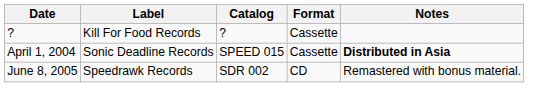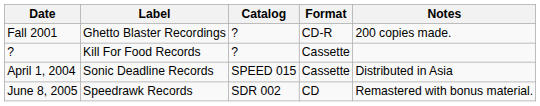+ row: (32, 33)
(397, 52) bold -> (404, 71) normal
